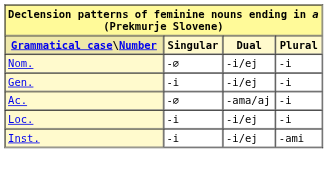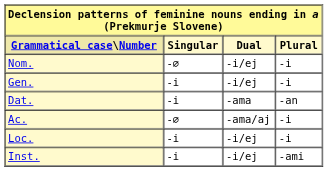+ row: (21, 101)
